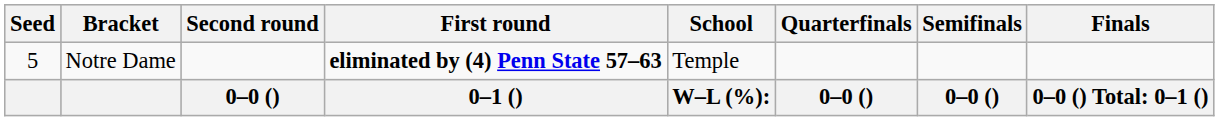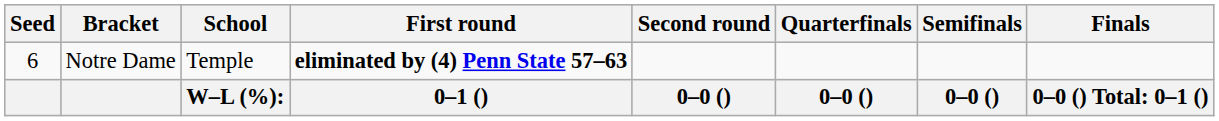columns swapped: (721, 23) <-> (253, 23)
(33, 60) 5 -> (33, 60) 6
